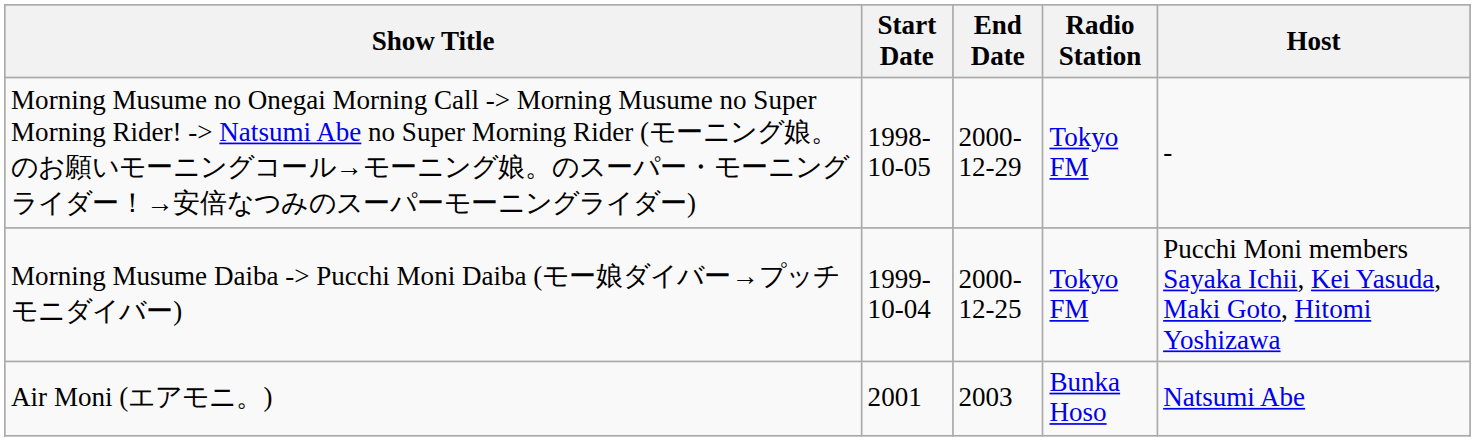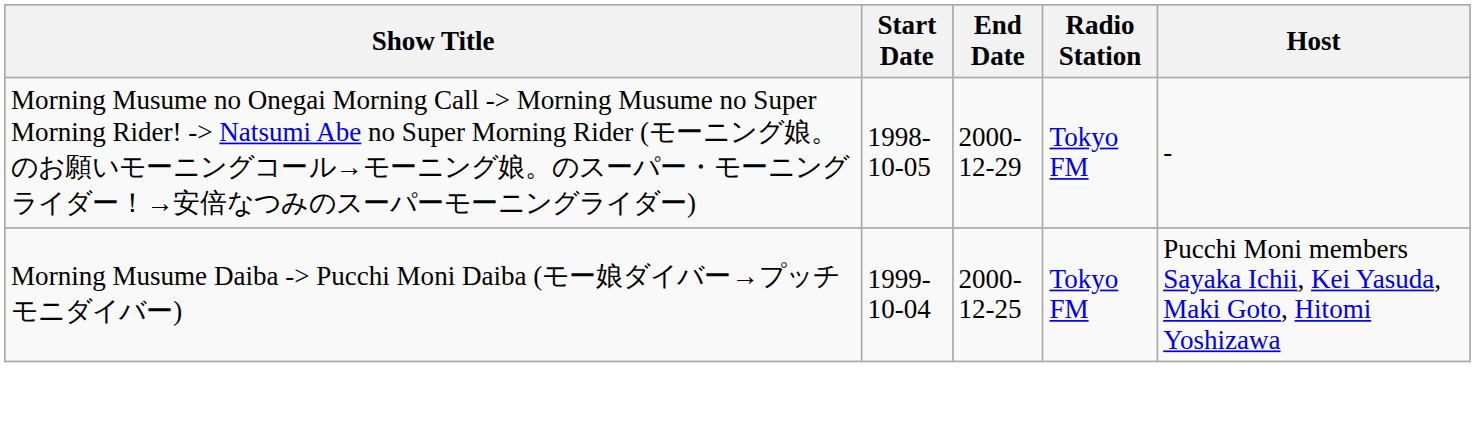- row: (142, 397)
